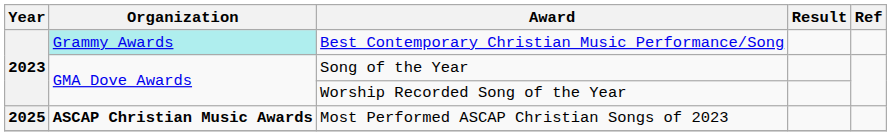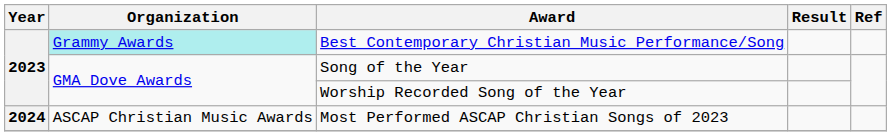(27, 118) 2025 -> (27, 118) 2024
(183, 118) bold -> (183, 118) normal
